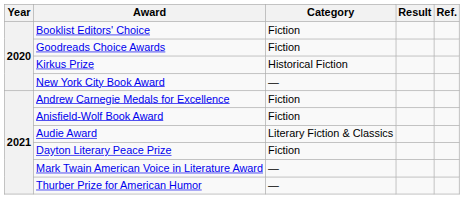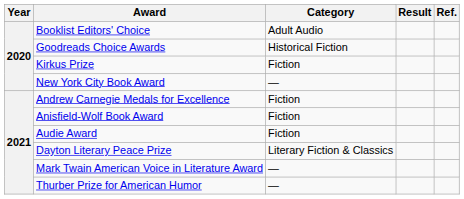(284, 30) Fiction -> (296, 30) Adult Audio
(284, 47) Fiction -> (308, 47) Historical Fiction
(308, 64) Historical Fiction -> (284, 64) Fiction
(331, 133) Literary Fiction & Classics -> (284, 133) Fiction
(284, 151) Fiction -> (331, 151) Literary Fiction & Classics
